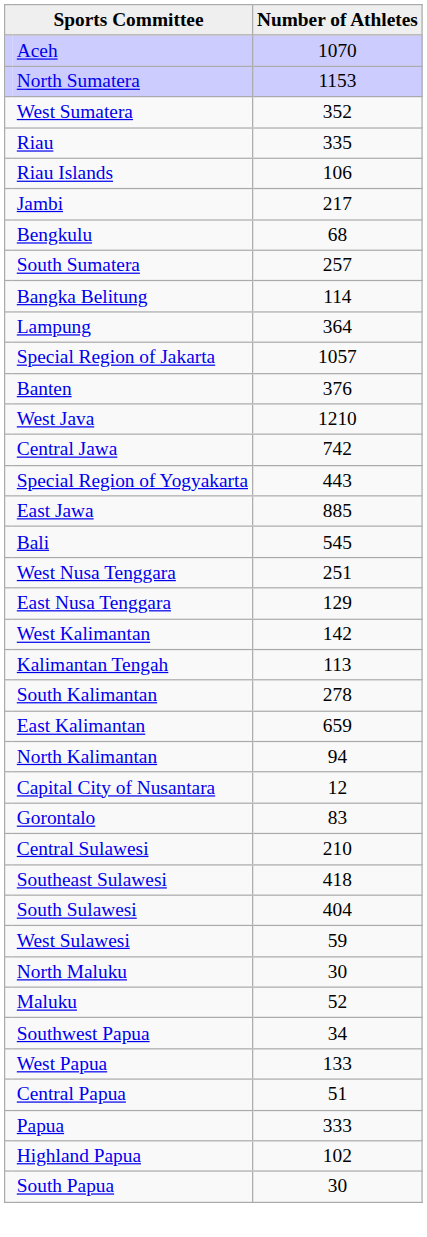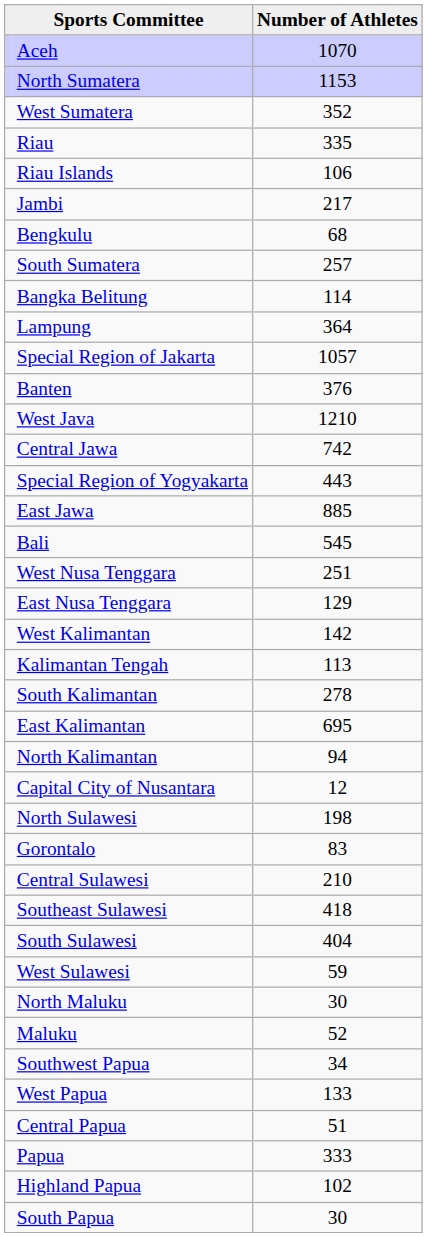(337, 726) 659 -> (337, 726) 695
+ row: (77, 818)
